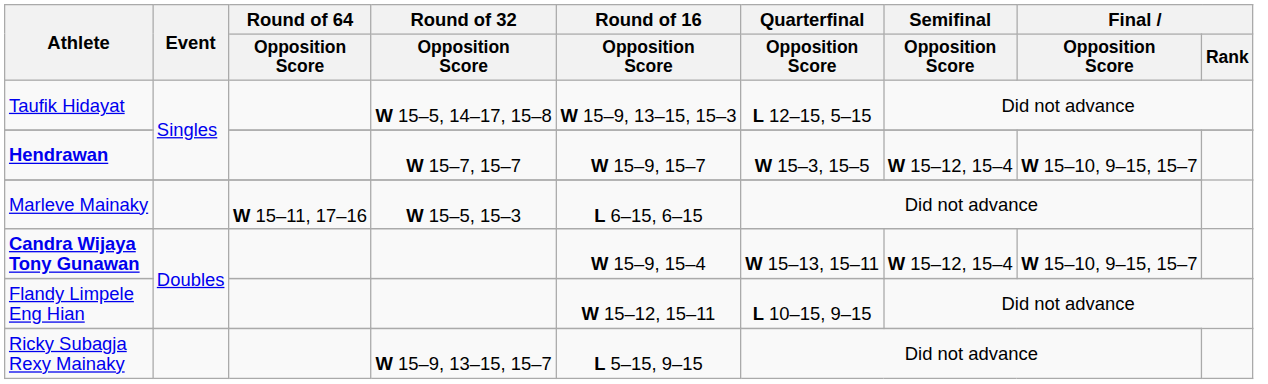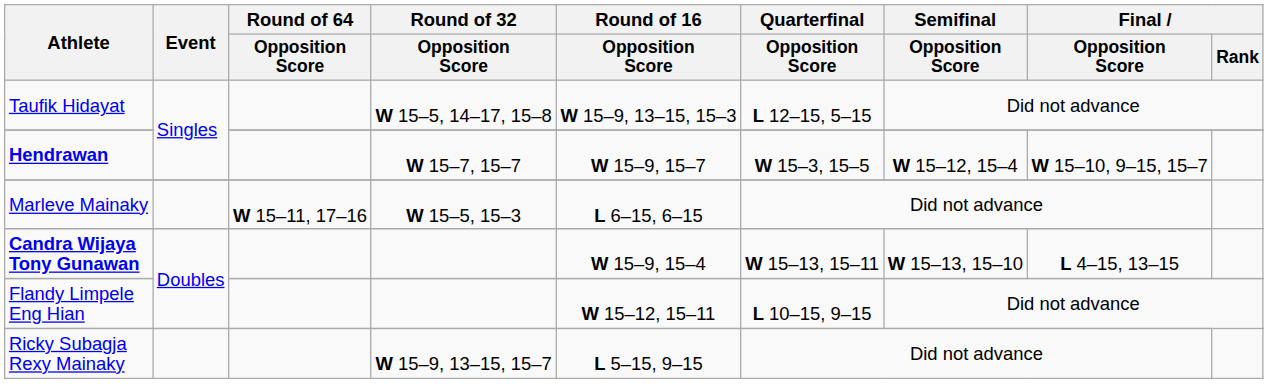(950, 265) W 15–12, 15–4 -> (955, 265) W 15–13, 15–10
(1109, 265) W 15–10, 9–15, 15–7 -> (1120, 265) L 4–15, 13–15
